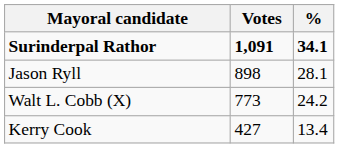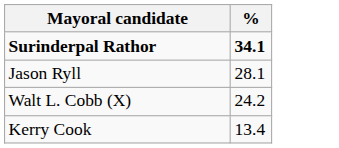- column: (262, 18)
